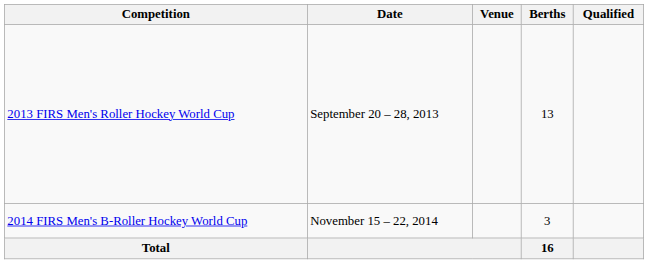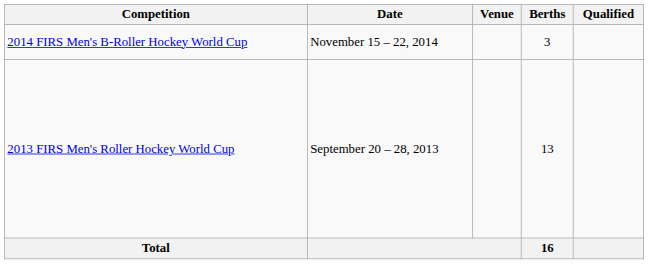rows swapped: (121, 114) <-> (127, 220)
